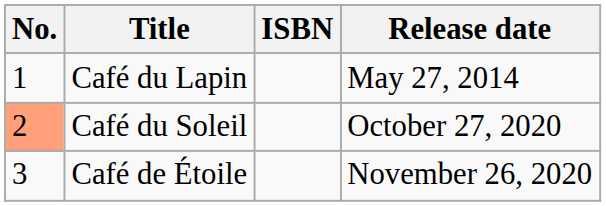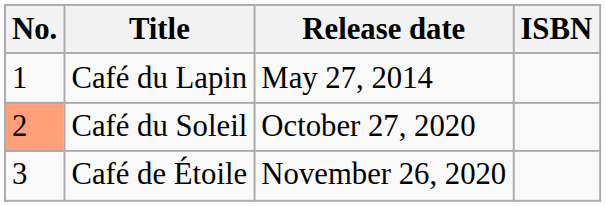columns swapped: (470, 28) <-> (297, 28)
